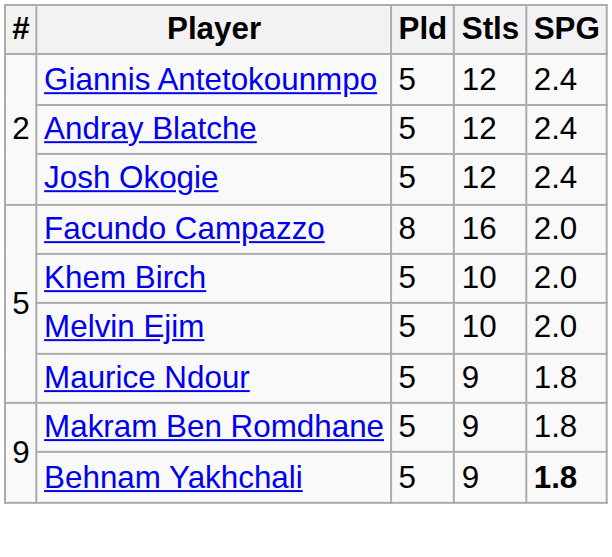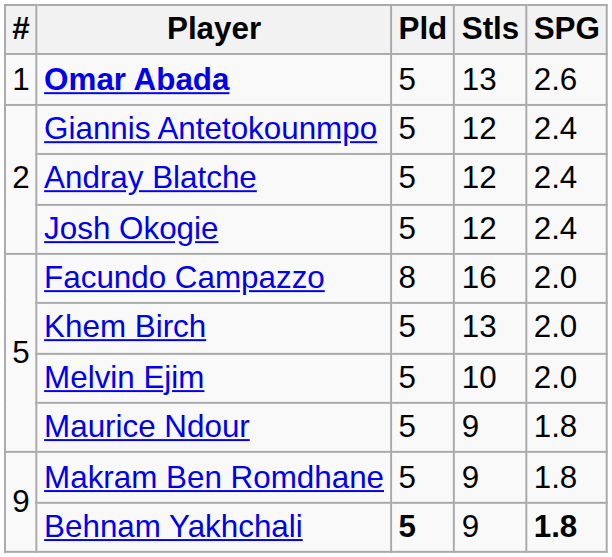+ row: (137, 79)
(479, 278) 10 -> (479, 327) 13
(407, 476) normal -> (407, 526) bold
